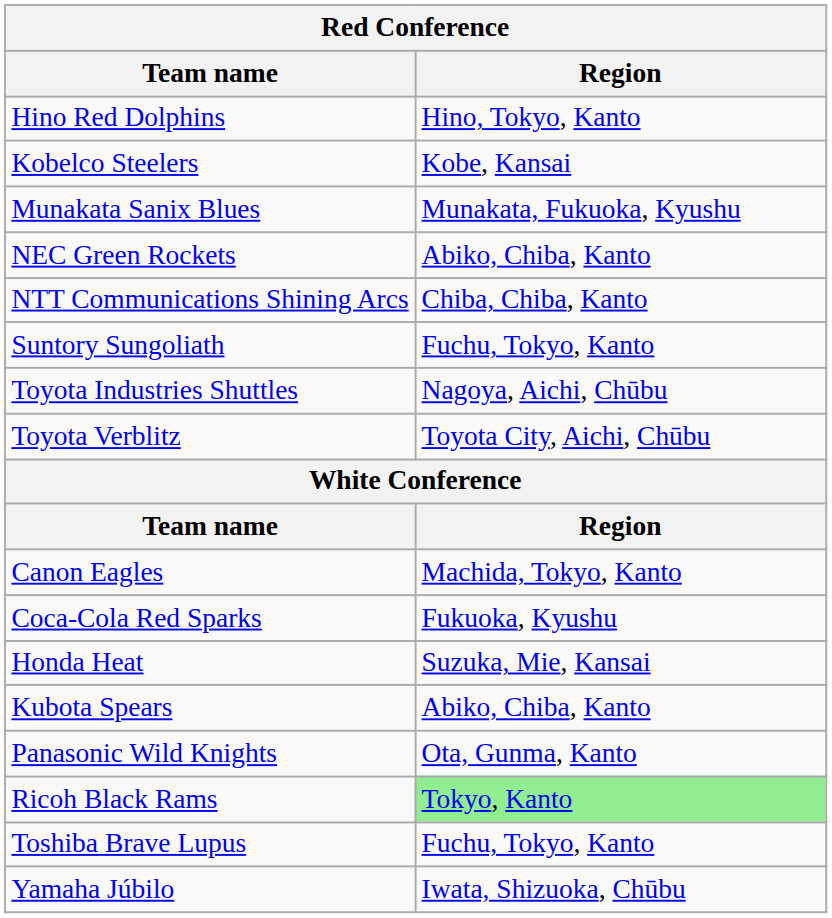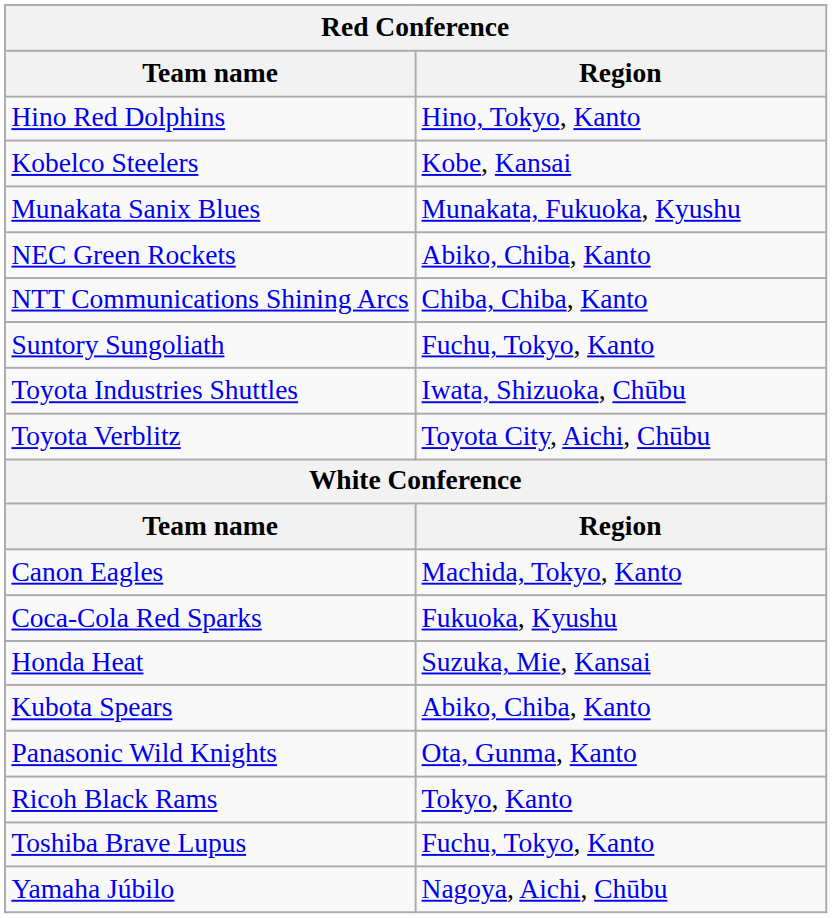(545, 390) Nagoya, Aichi, Chūbu -> (554, 390) Iwata, Shizuoka, Chūbu
(497, 798) lightgreen background -> (497, 798) no background
(554, 889) Iwata, Shizuoka, Chūbu -> (545, 889) Nagoya, Aichi, Chūbu
